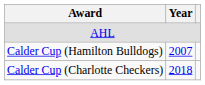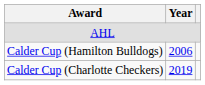(181, 51) 2007 -> (181, 51) 2006
(181, 70) 2018 -> (181, 70) 2019
